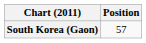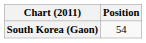(121, 29) 57 -> (121, 29) 54
